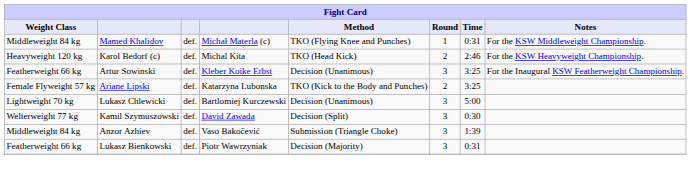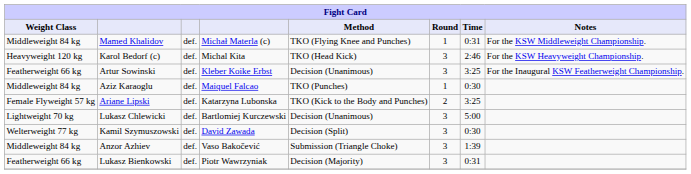(445, 56) 2 -> (445, 56) 3
+ row: (126, 86)
